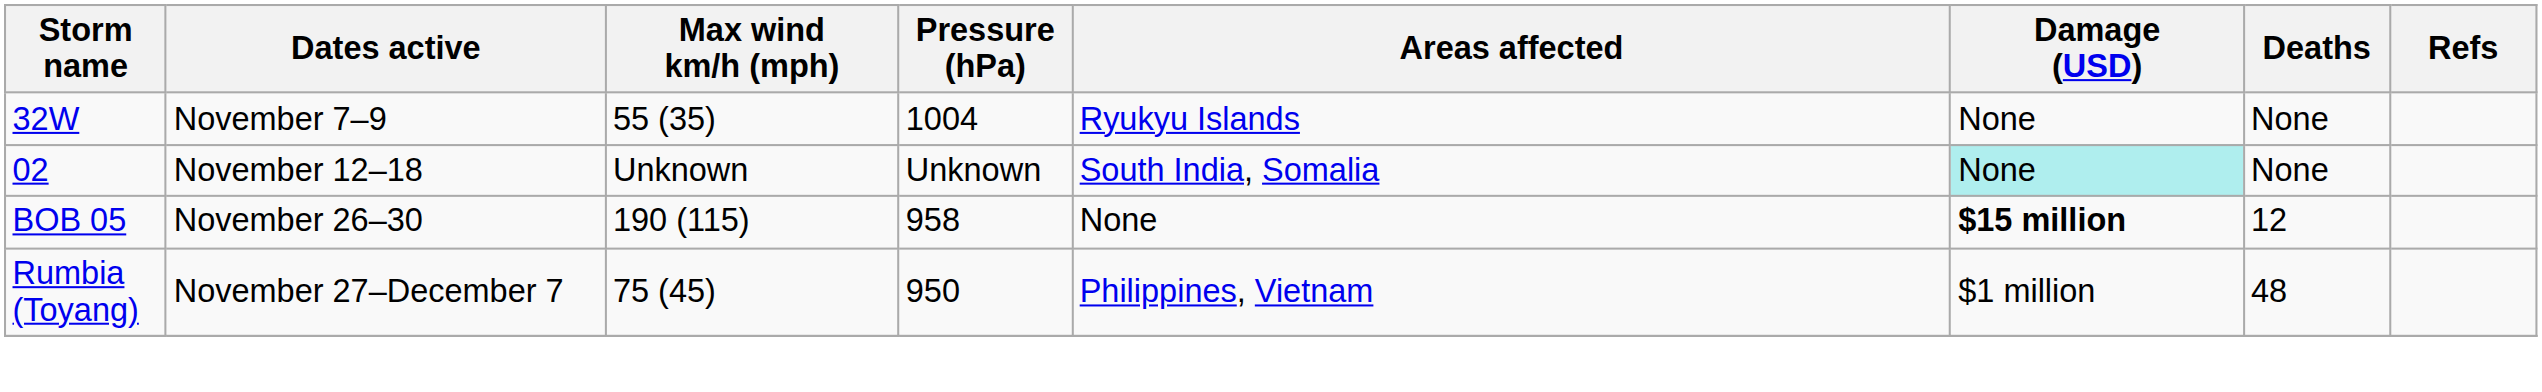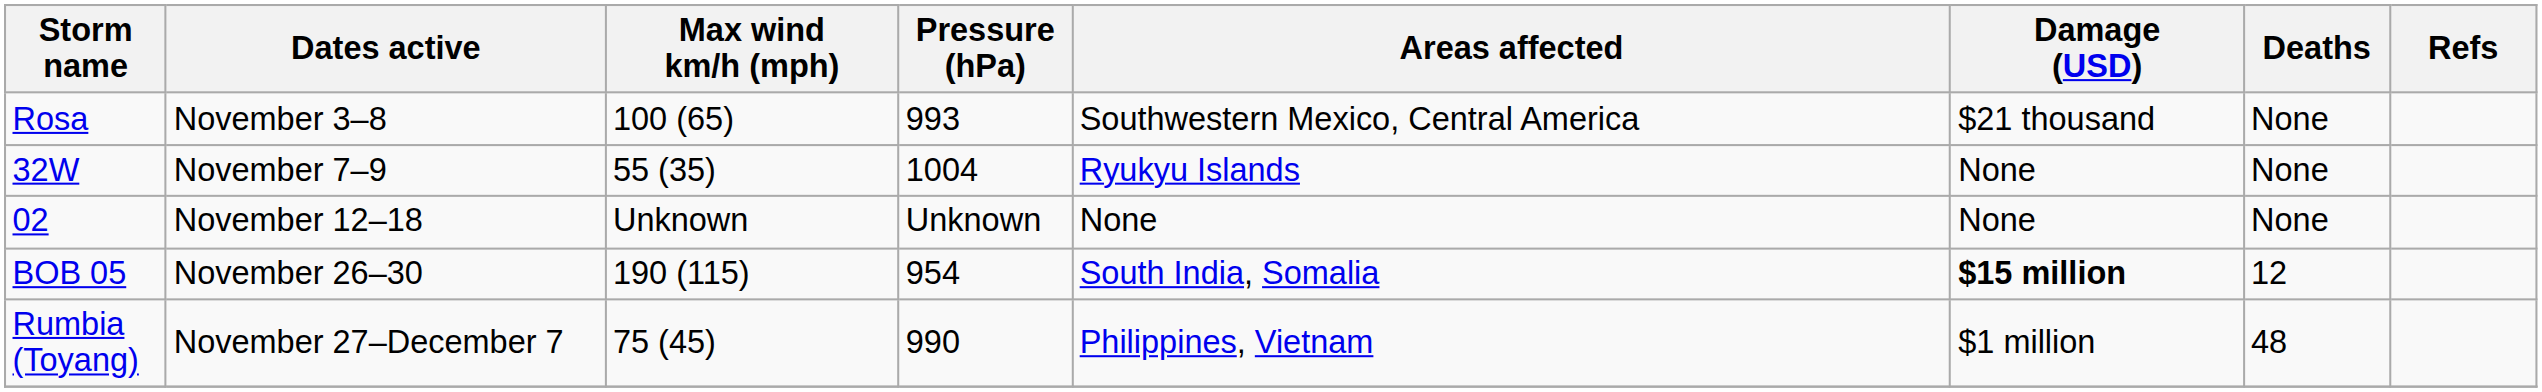+ row: (50, 118)
(1230, 169) South India, Somalia -> (1119, 221) None
(1997, 169) paleturquoise background -> (1997, 221) no background
(933, 221) 958 -> (933, 272) 954
(1119, 221) None -> (1230, 272) South India, Somalia
(933, 291) 950 -> (933, 342) 990
